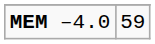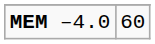(133, 22) 59 -> (133, 22) 60
